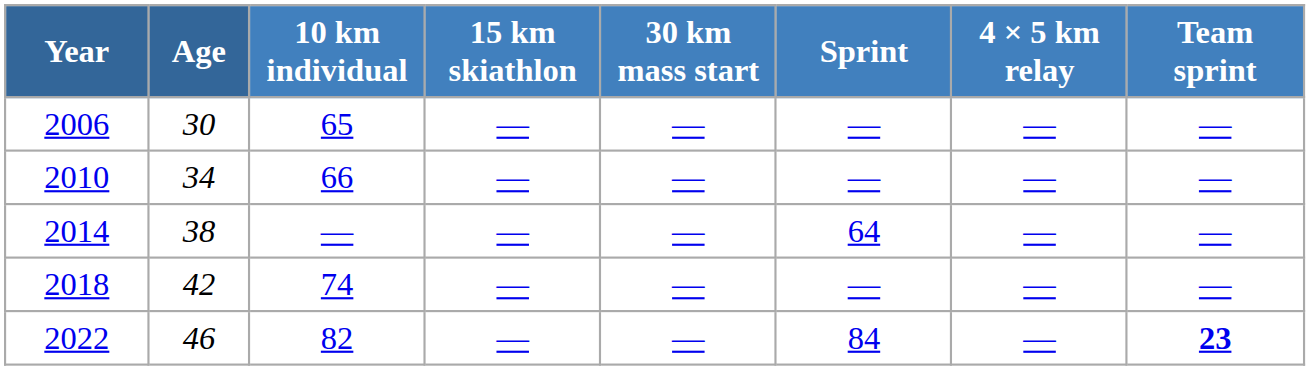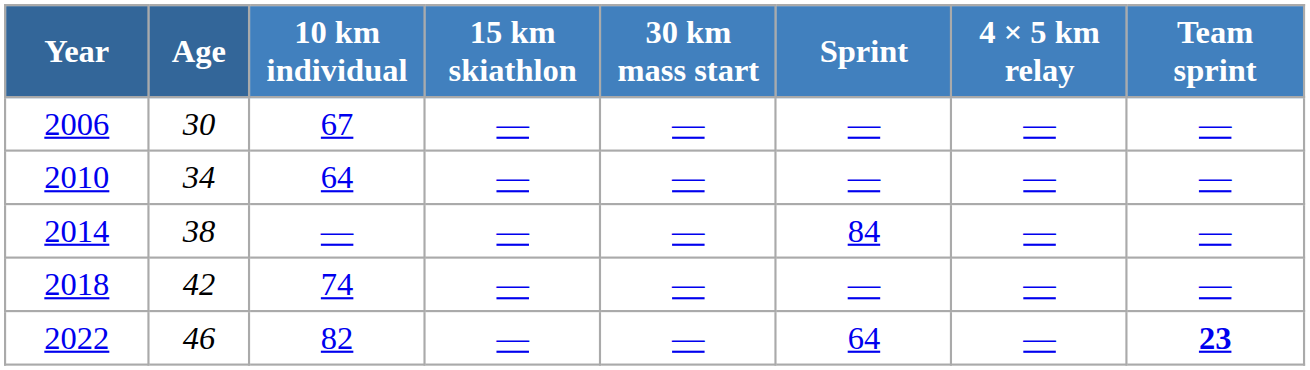(337, 123) 65 -> (337, 123) 67
(337, 177) 66 -> (337, 177) 64
(864, 230) 64 -> (864, 230) 84
(864, 338) 84 -> (864, 338) 64
